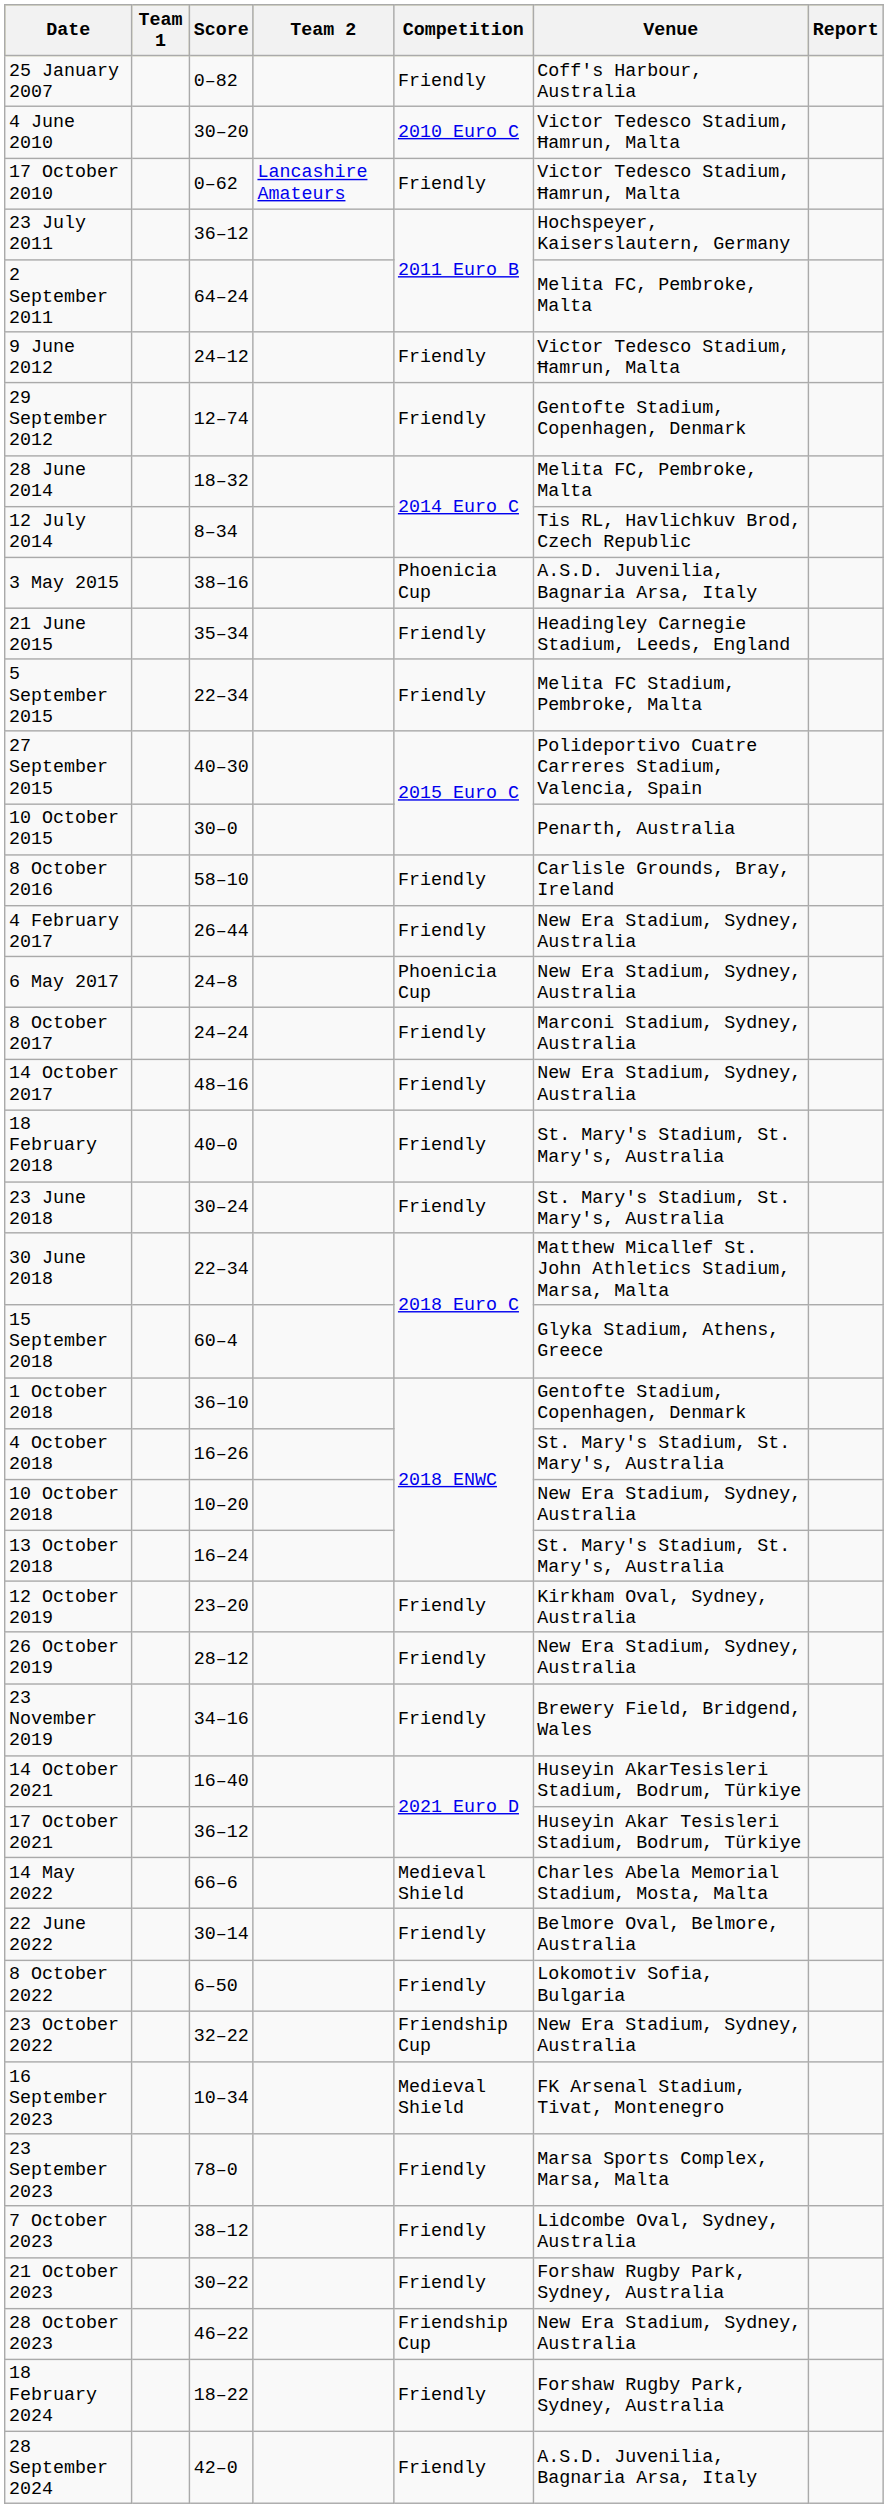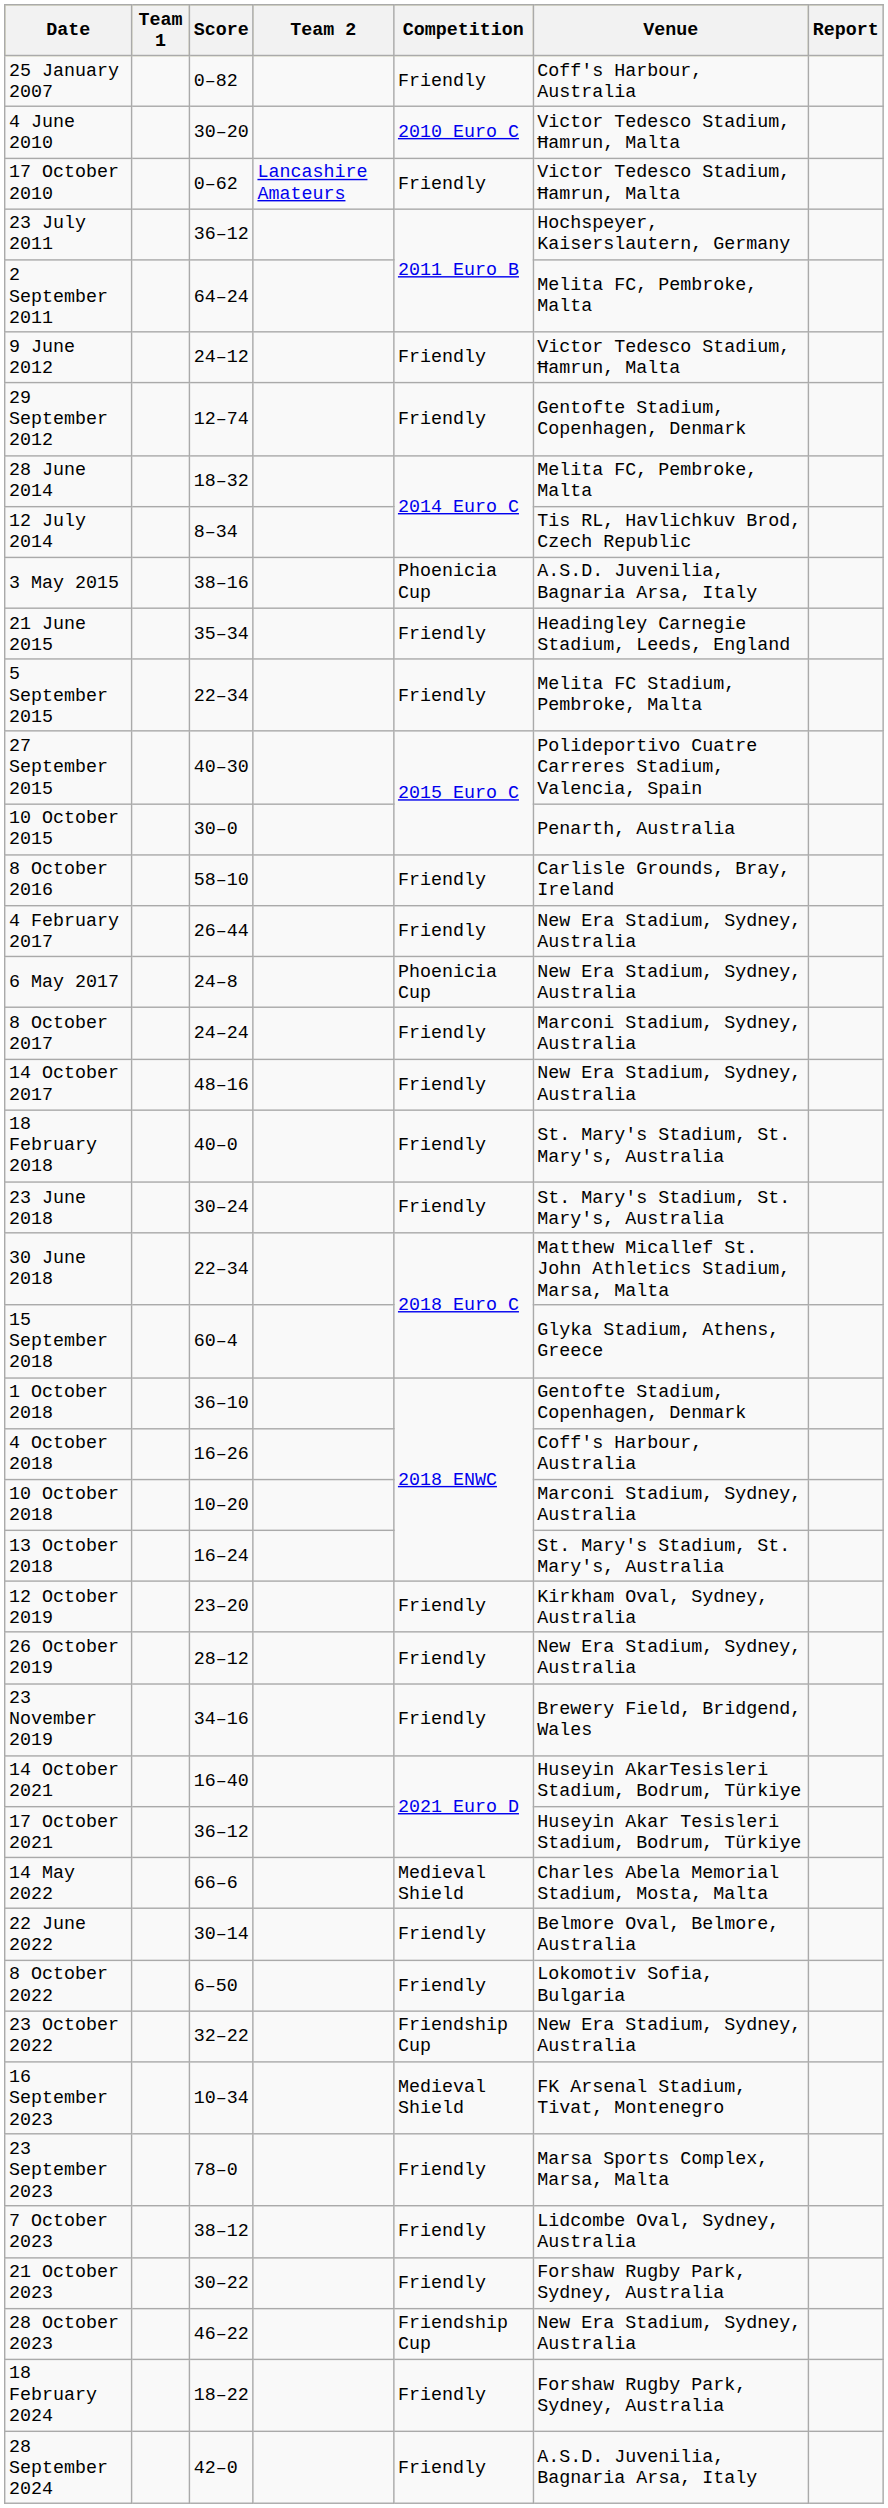(664, 1454) St. Mary's Stadium, St. Mary's, Australia -> (620, 1454) Coff's Harbour, Australia
(669, 1505) New Era Stadium, Sydney, Australia -> (669, 1505) Marconi Stadium, Sydney, Australia
